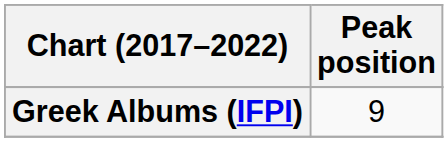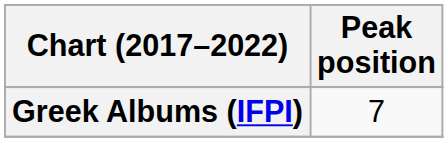(376, 111) 9 -> (376, 111) 7
